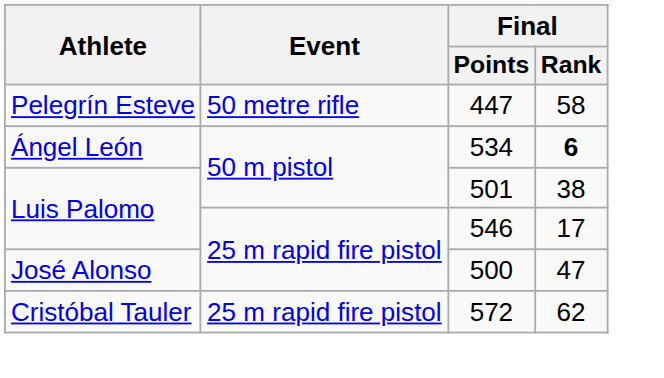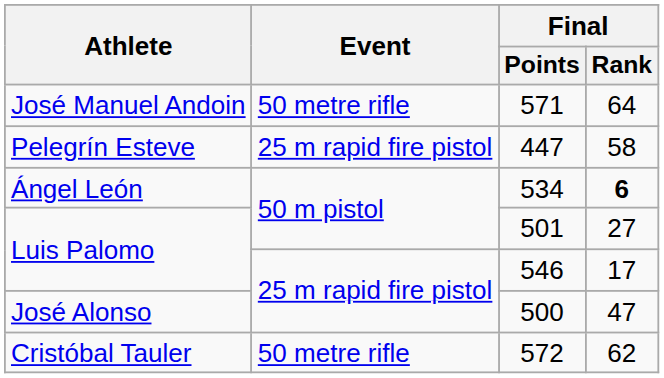+ row: (542, 106)
(283, 106) 50 metre rifle -> (375, 147) 25 m rapid fire pistol
(571, 188) 38 -> (622, 229) 27
(324, 312) 25 m rapid fire pistol -> (334, 353) 50 metre rifle
